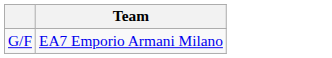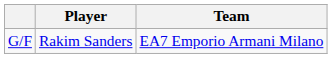+ column: (86, 16)
